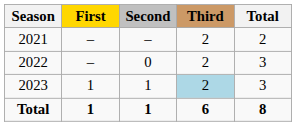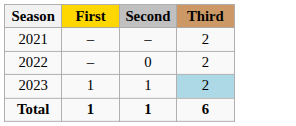- column: (263, 16)
